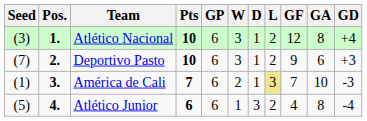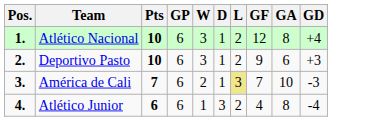- column: (22, 15)
